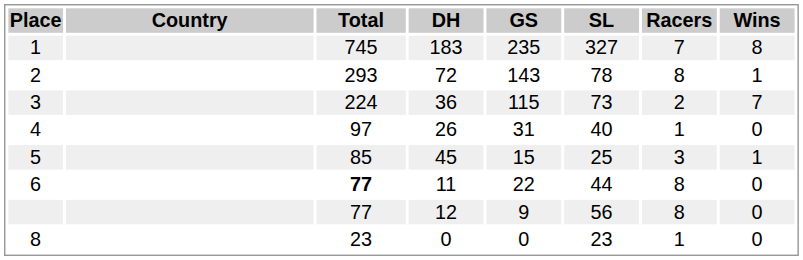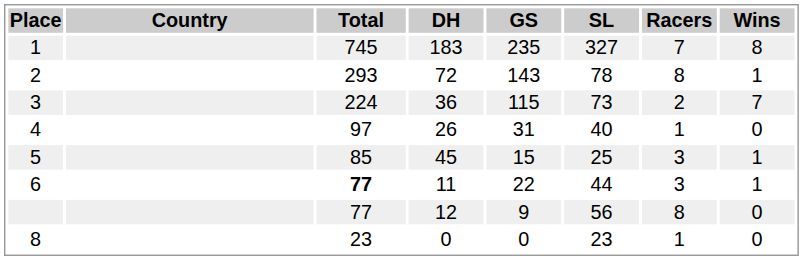(679, 185) 8 -> (679, 185) 3
(757, 185) 0 -> (757, 185) 1
